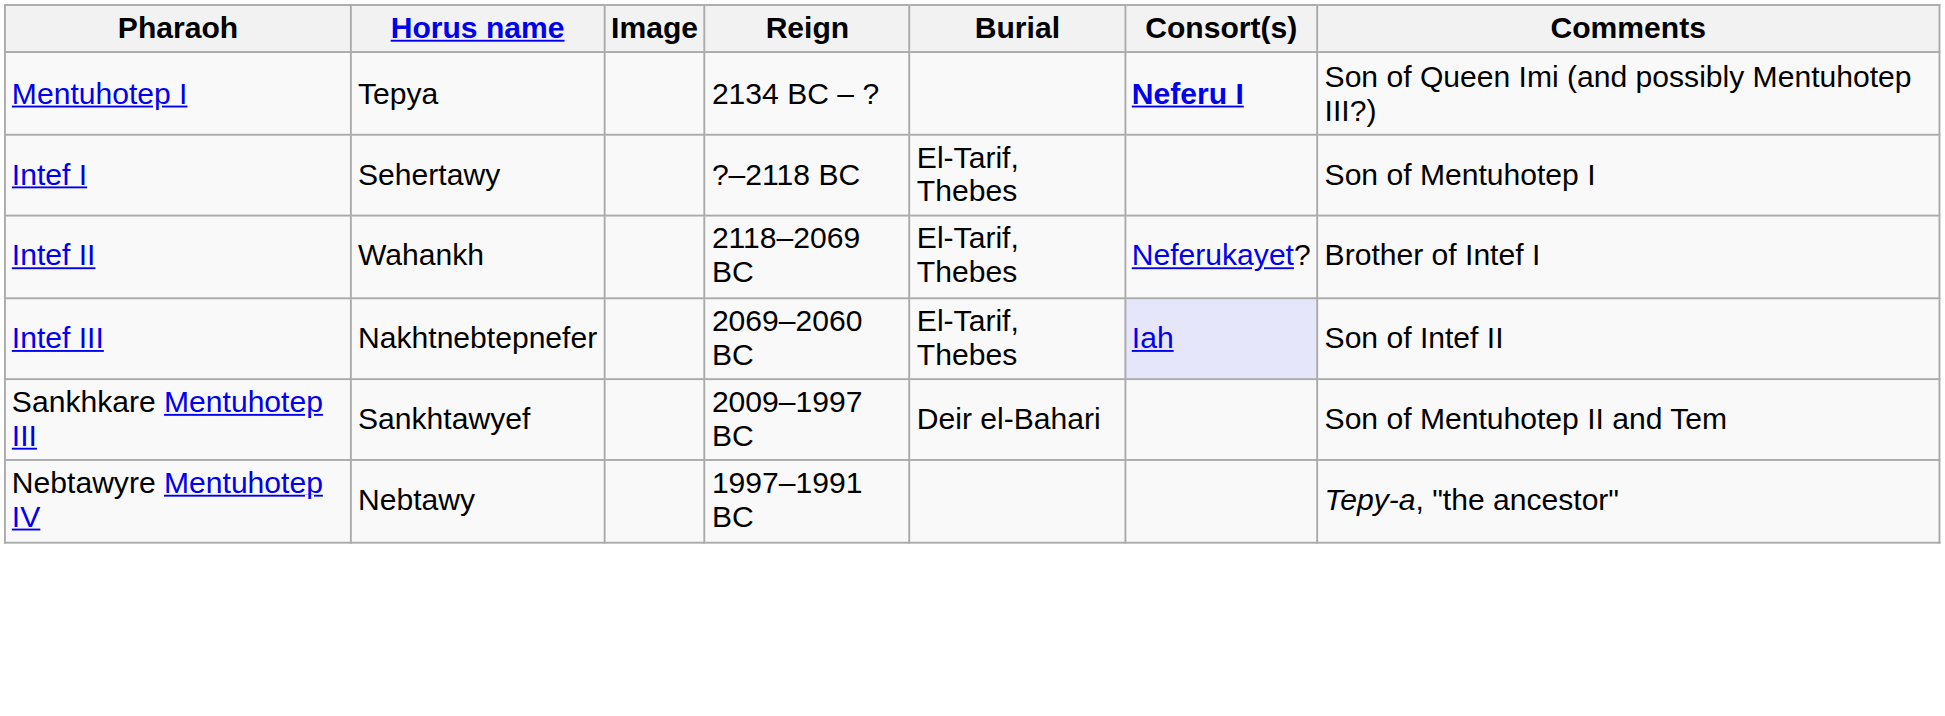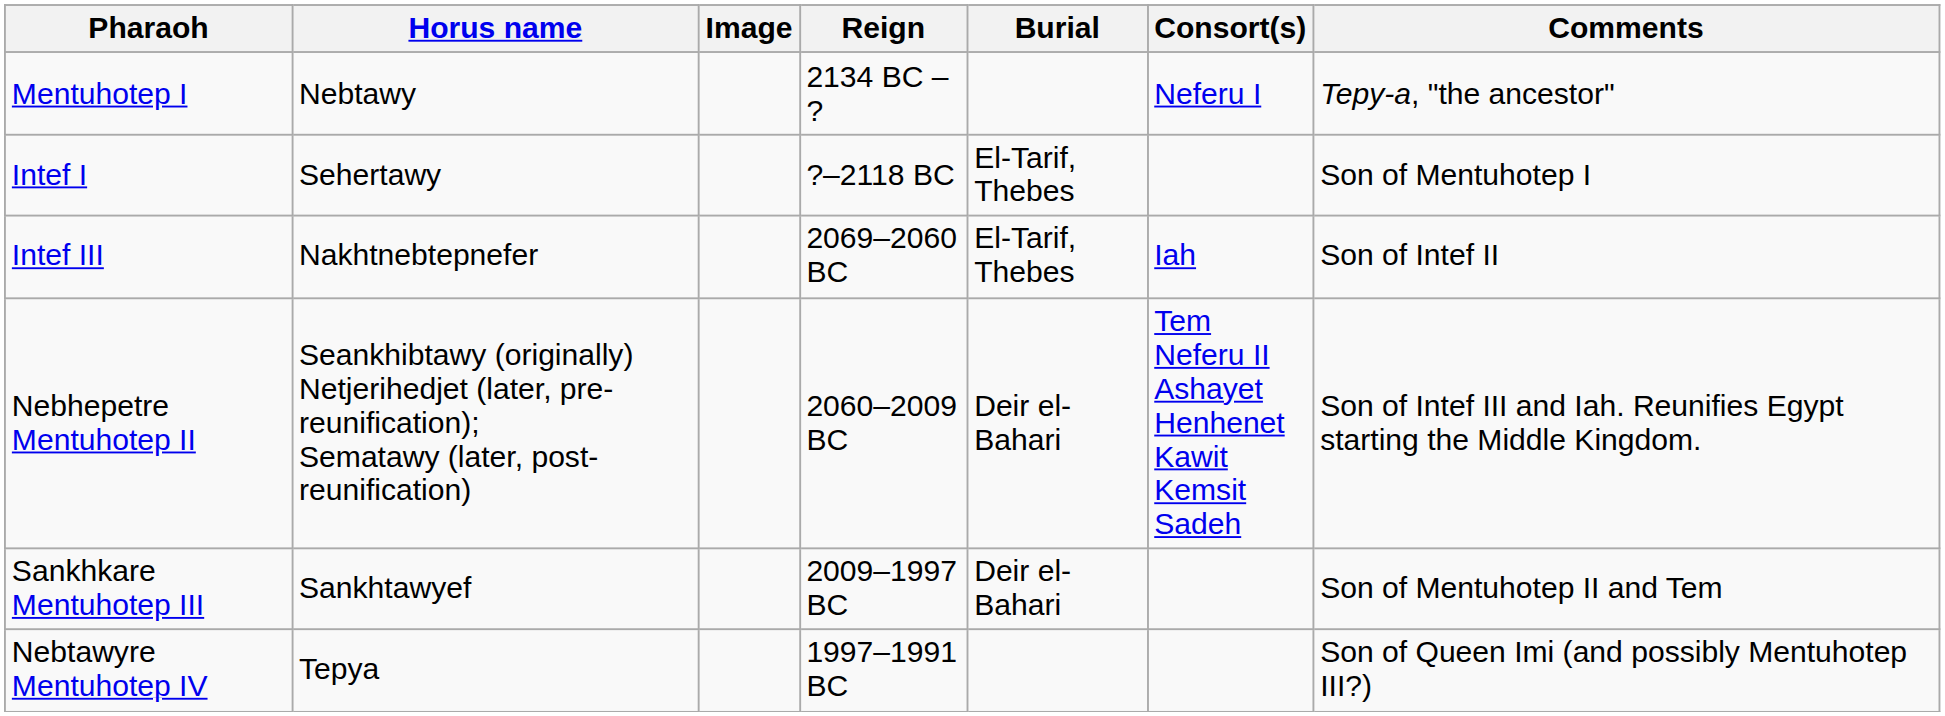(398, 93) Tepya -> (358, 93) Nebtawy
(1188, 93) bold -> (1208, 93) normal
(1618, 93) Son of Queen Imi (and possibly Mentuhotep III?) -> (1467, 93) Tepy-a, "the ancestor"
- row: (54, 256)
(1153, 337) lavender background -> (1175, 256) no background
+ row: (104, 422)
(417, 500) Nebtawy -> (339, 669) Tepya
(1472, 500) Tepy-a, "the ancestor" -> (1614, 669) Son of Queen Imi (and possibly Mentuhotep III?)
